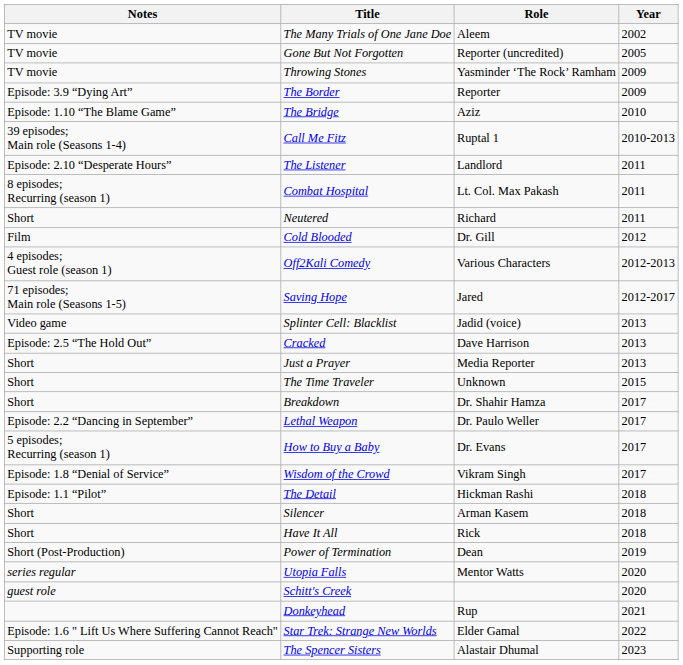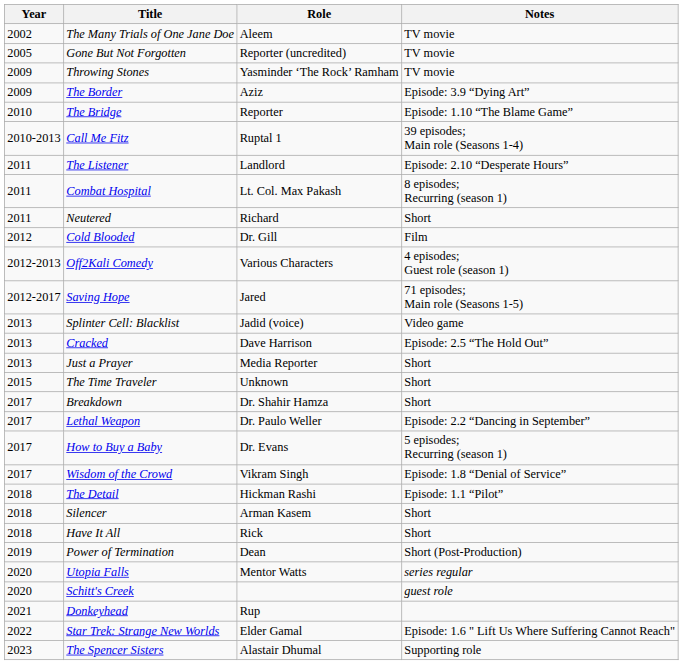columns swapped: (648, 14) <-> (143, 14)
(478, 92) Reporter -> (251, 92) Aziz
(469, 111) Aziz -> (261, 111) Reporter
